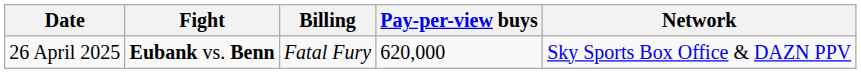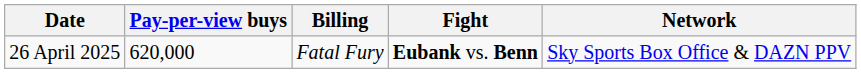columns swapped: (202, 20) <-> (459, 20)
